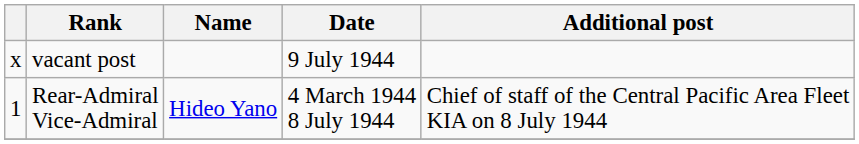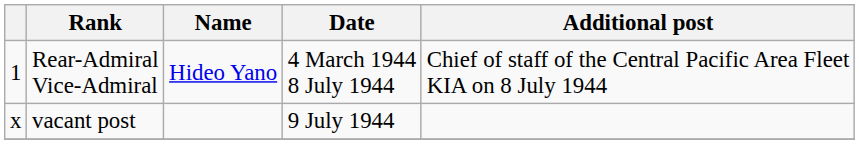rows swapped: (95, 108) <-> (84, 58)
